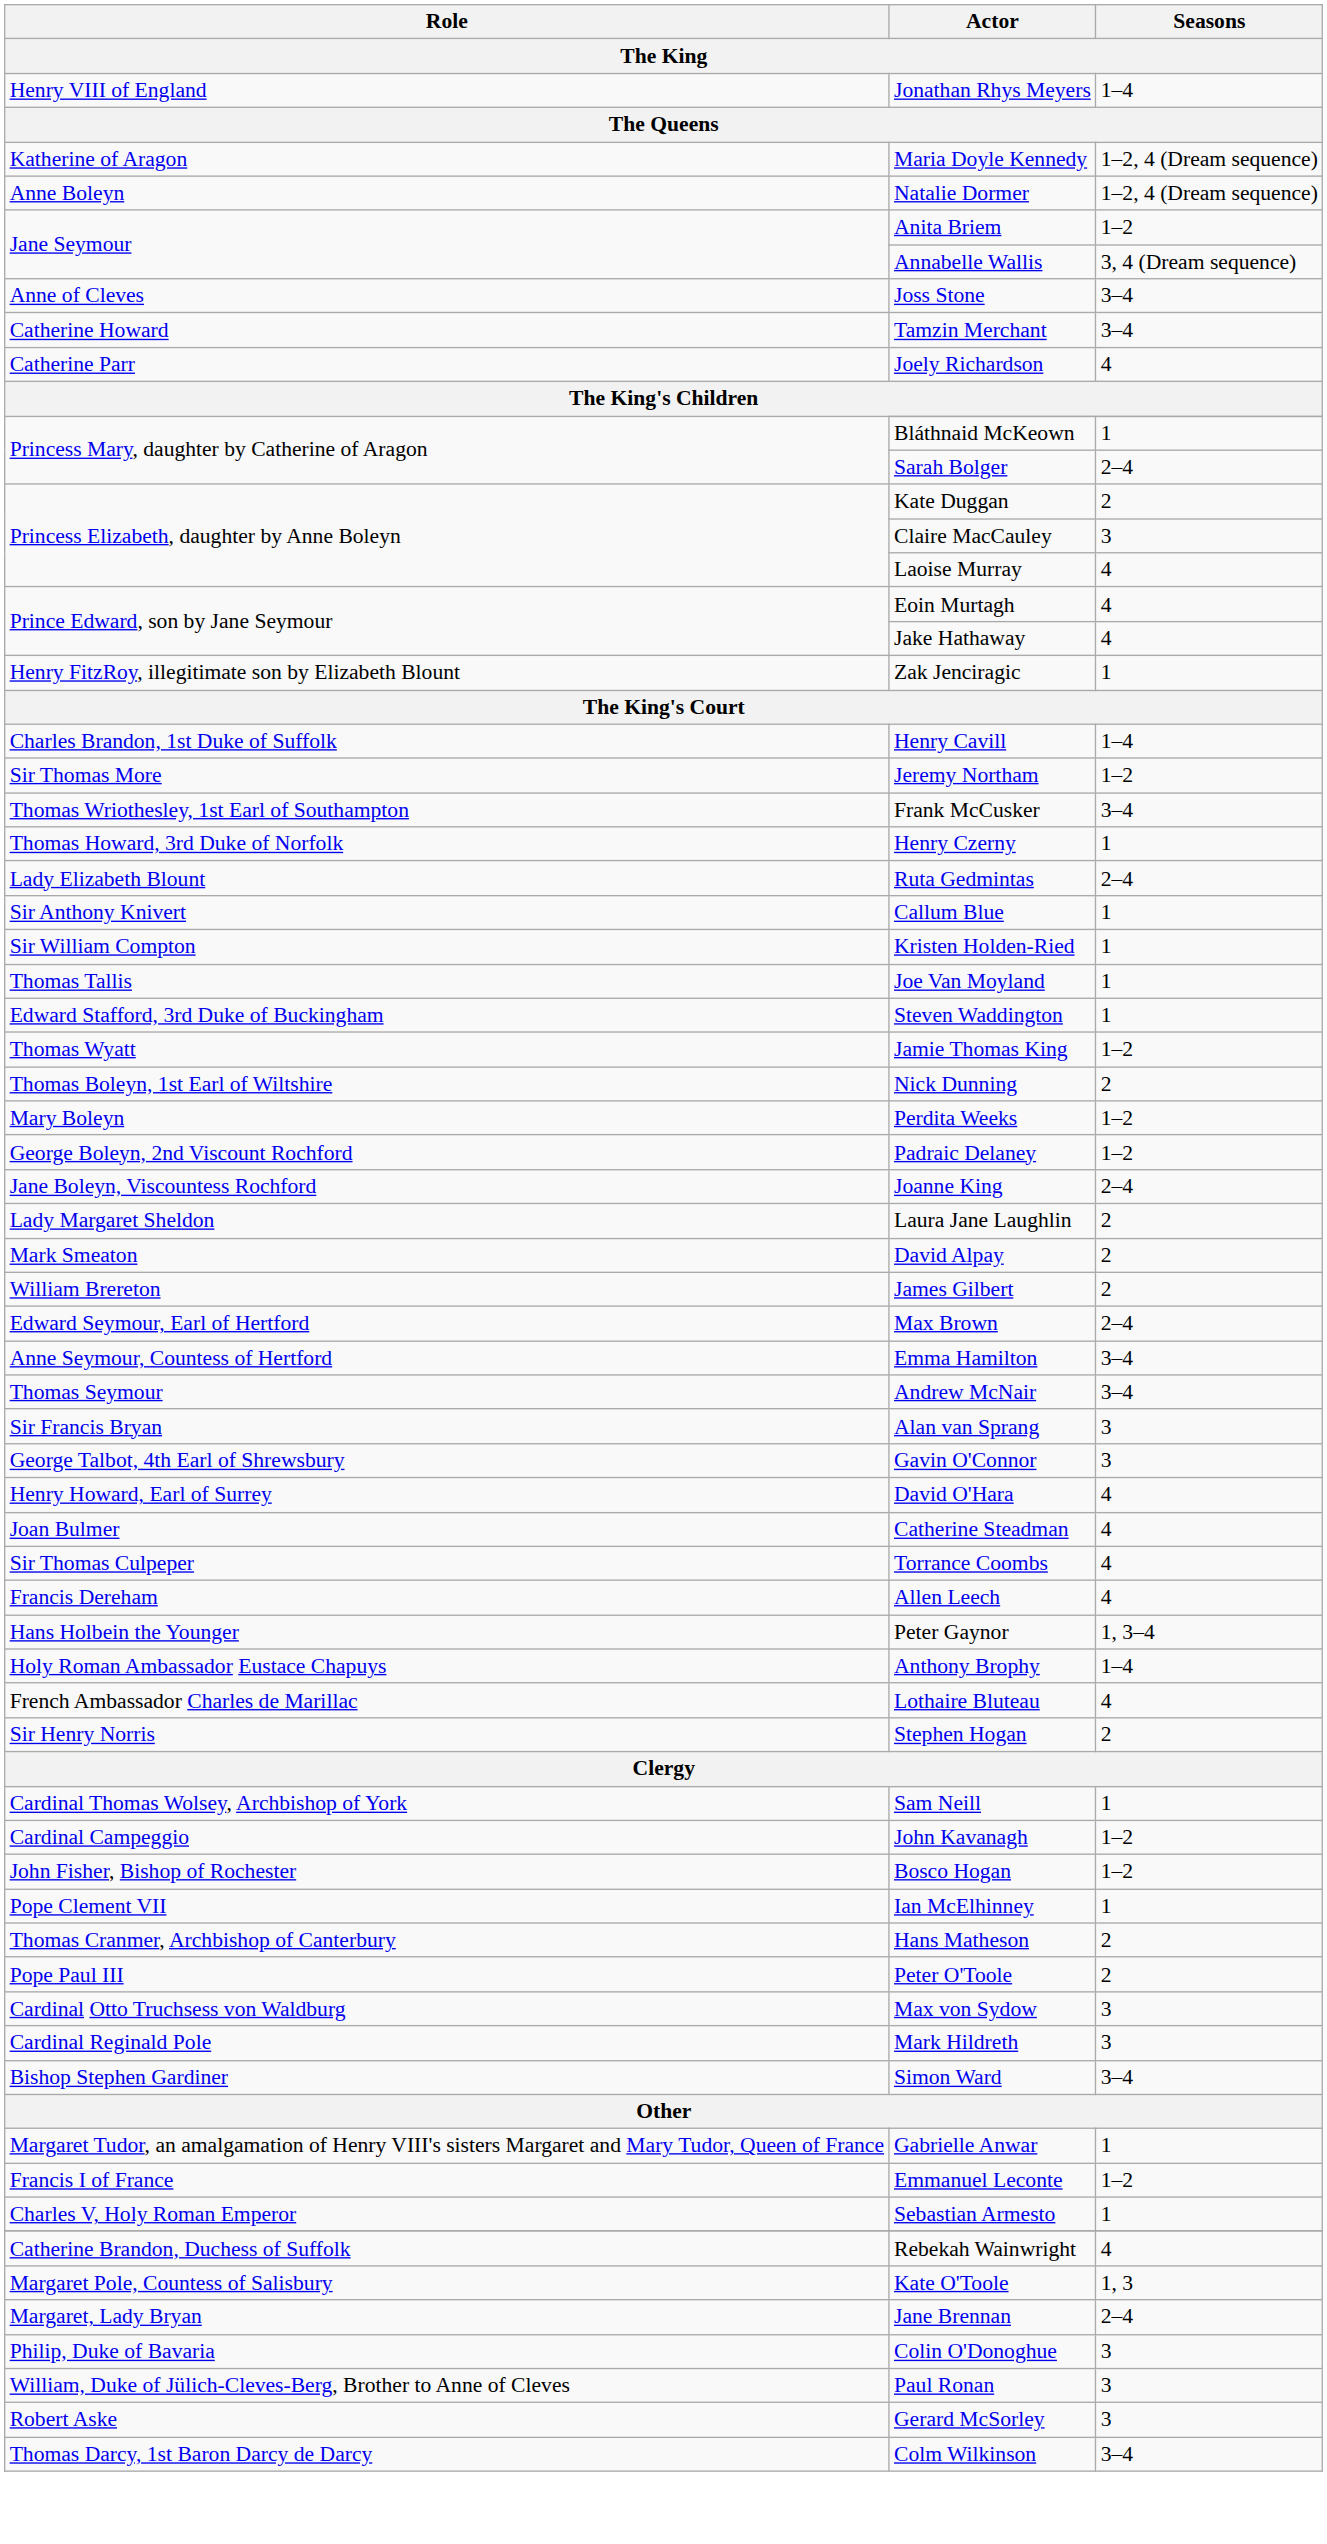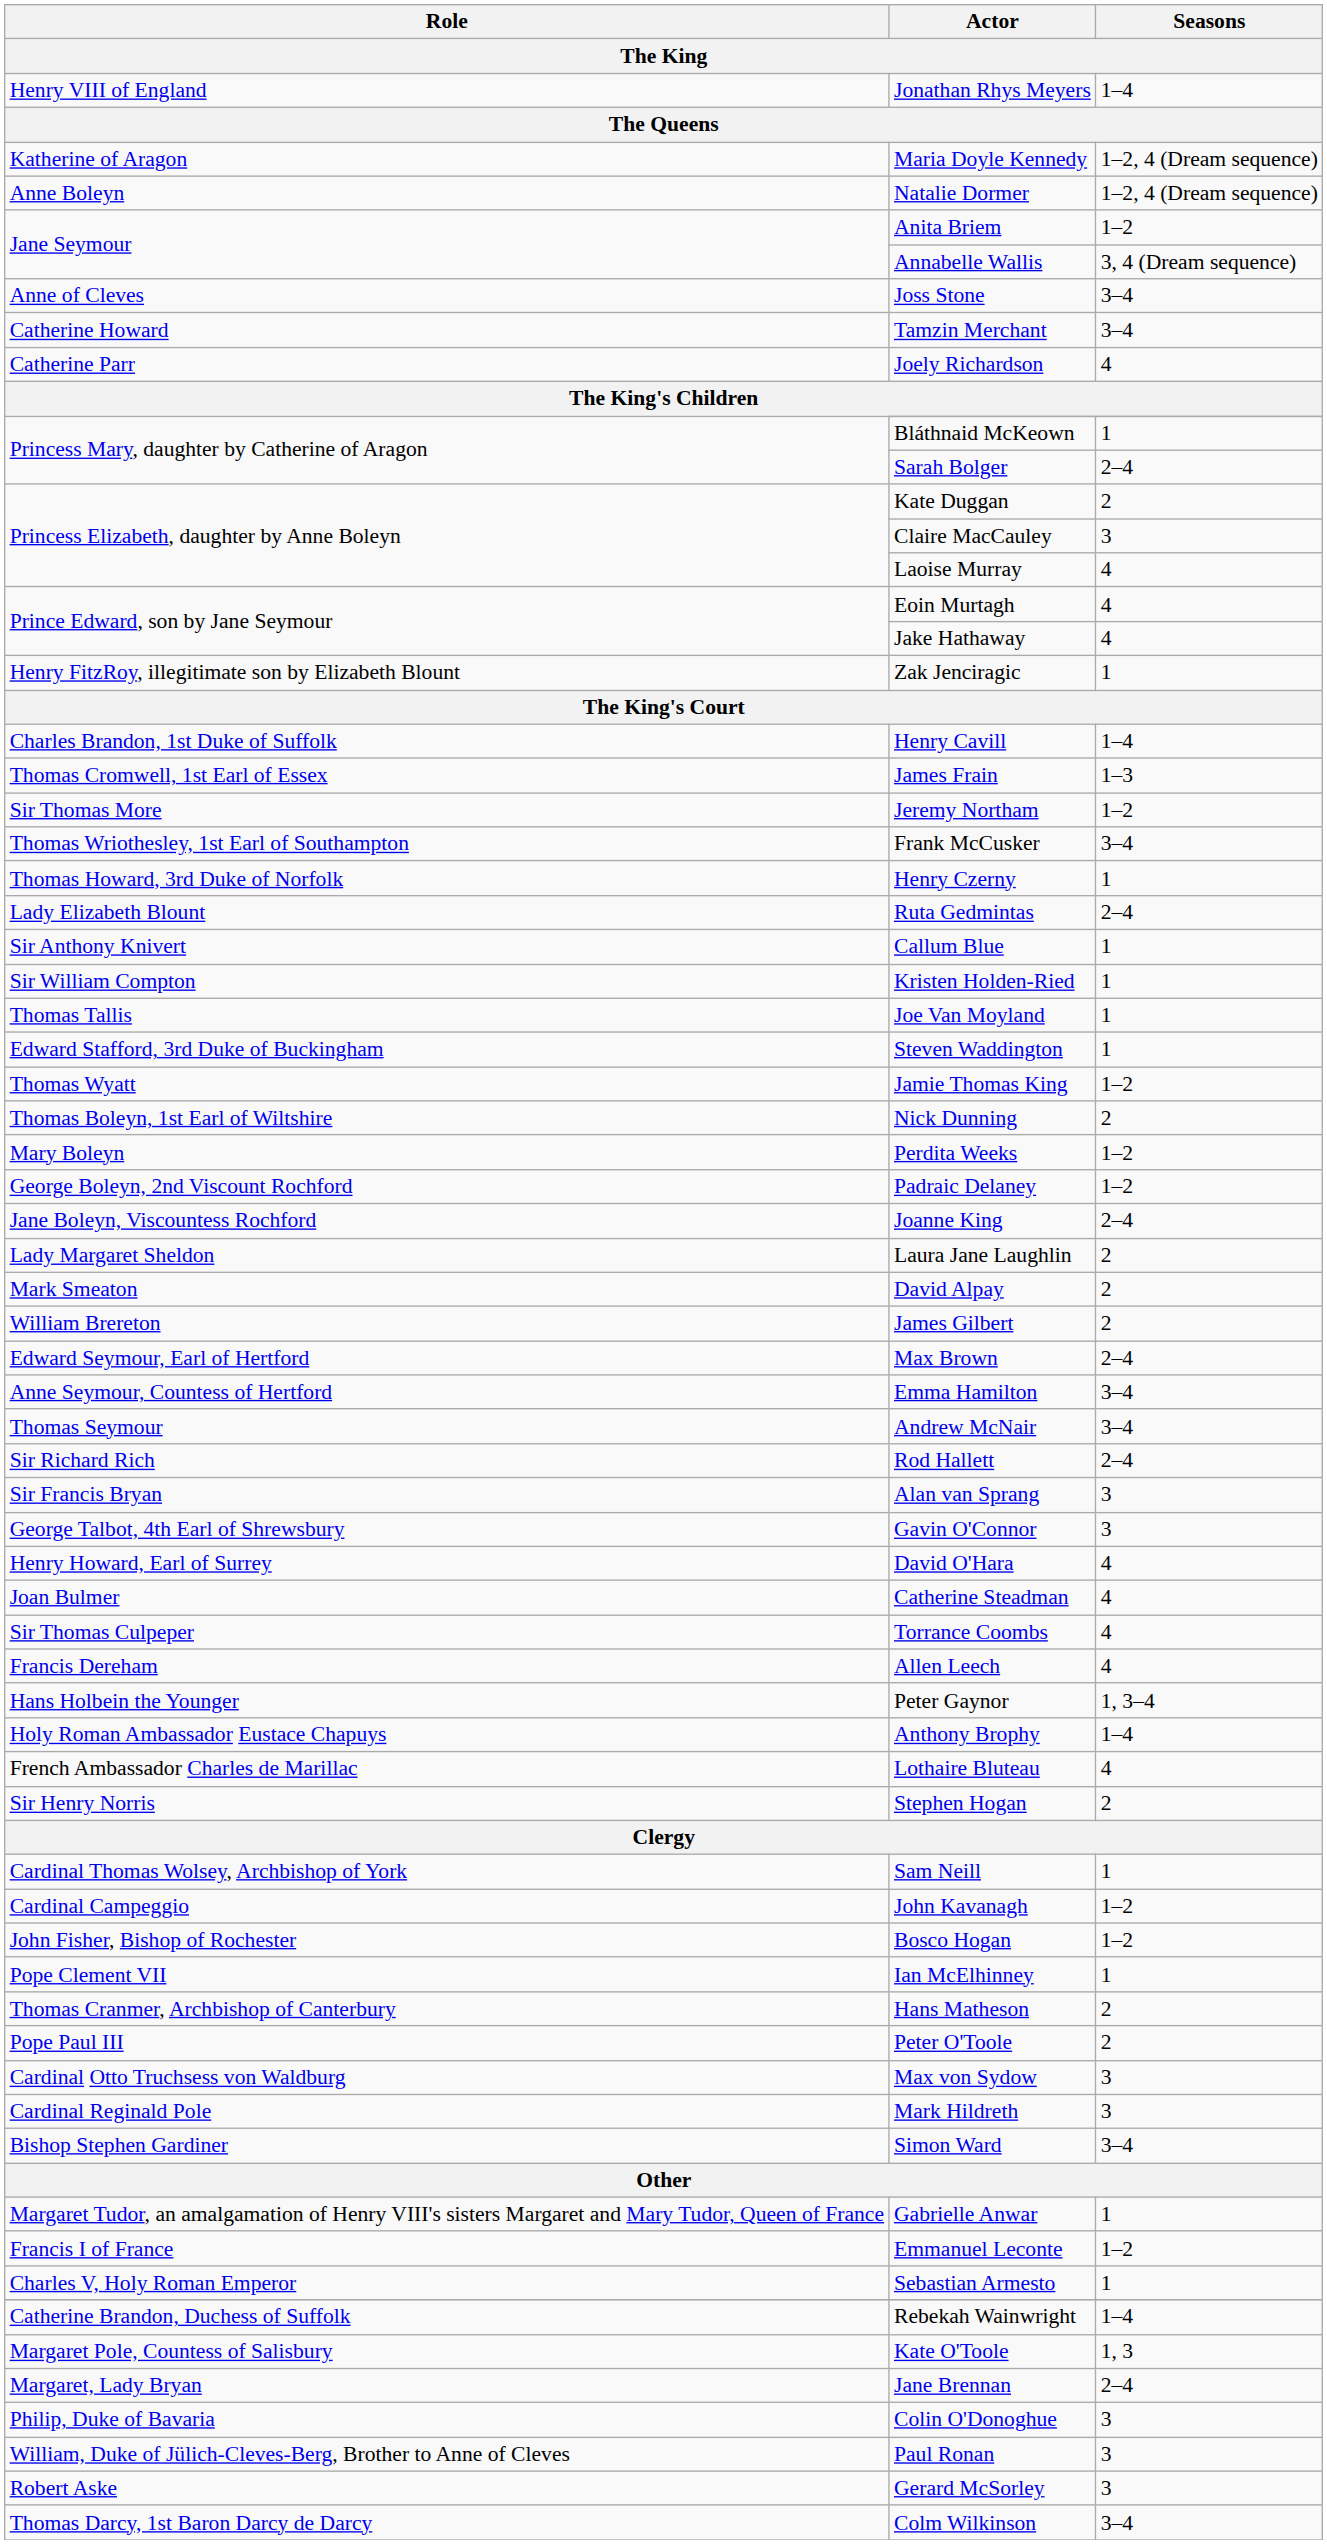+ row: (169, 775)
+ row: (82, 1460)
(1106, 2248) 4 -> (1117, 2316) 1–4
